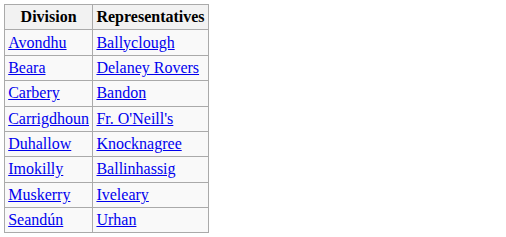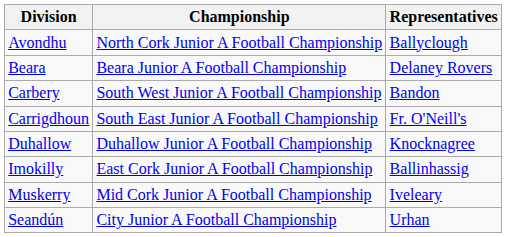+ column: (239, 17)
